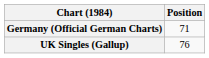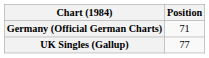(185, 45) 76 -> (185, 45) 77
